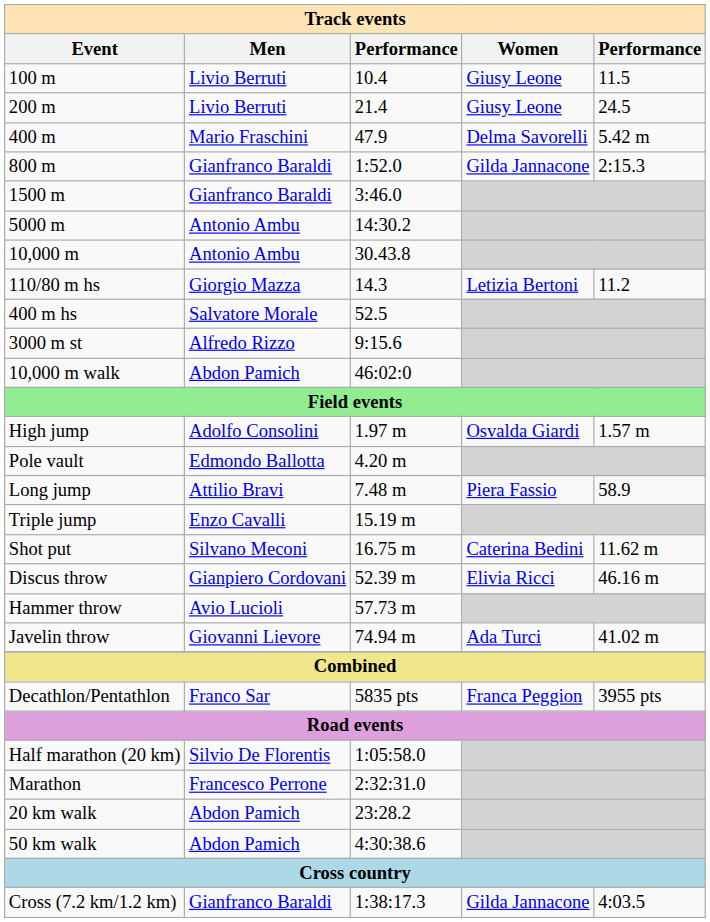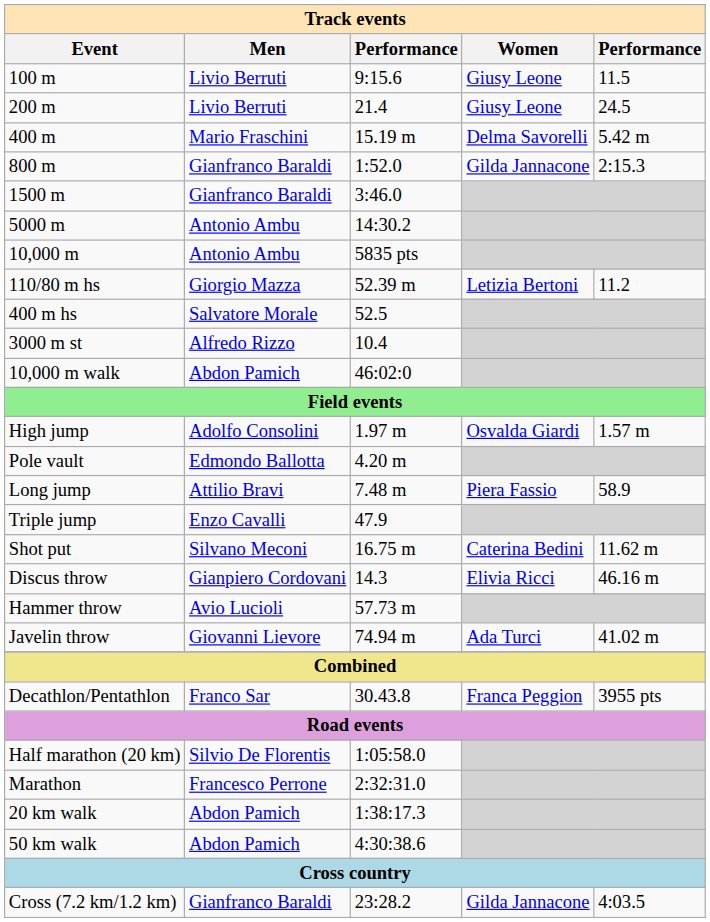(371, 78) 10.4 -> (378, 78) 9:15.6
(371, 136) 47.9 -> (385, 136) 15.19 m
(383, 254) 30.43.8 -> (387, 254) 5835 pts
(371, 284) 14.3 -> (385, 284) 52.39 m
(378, 343) 9:15.6 -> (371, 343) 10.4
(385, 519) 15.19 m -> (371, 519) 47.9
(385, 578) 52.39 m -> (371, 578) 14.3
(387, 696) 5835 pts -> (383, 696) 30.43.8
(383, 813) 23:28.2 -> (390, 813) 1:38:17.3
(390, 902) 1:38:17.3 -> (383, 902) 23:28.2
